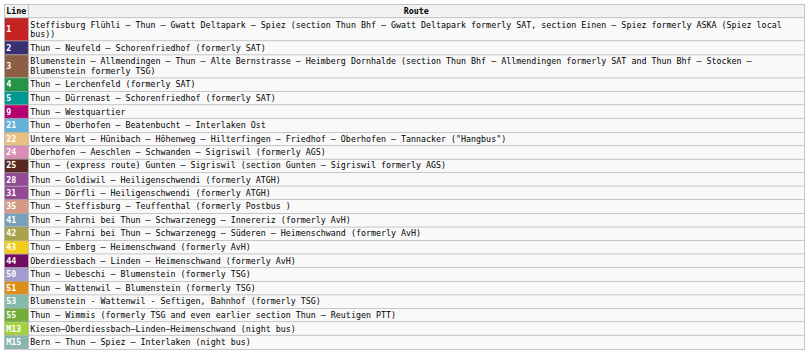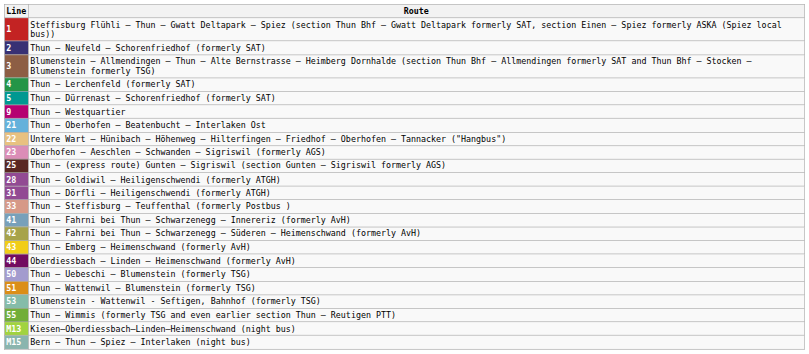(11, 152) 24 -> (11, 152) 23
(11, 207) 35 -> (11, 207) 33
